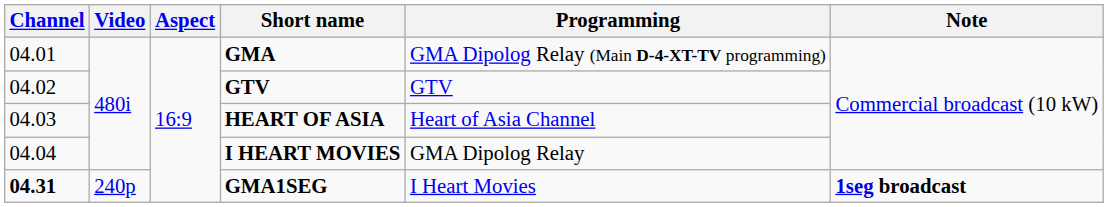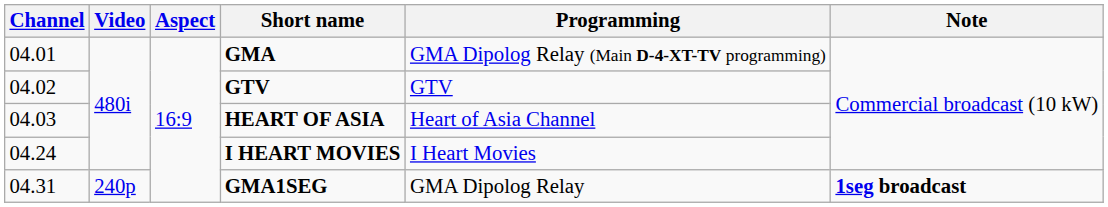(33, 152) 04.04 -> (33, 152) 04.24
(497, 152) GMA Dipolog Relay -> (473, 152) I Heart Movies
(33, 185) bold -> (33, 185) normal
(473, 185) I Heart Movies -> (497, 185) GMA Dipolog Relay
